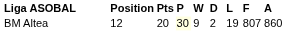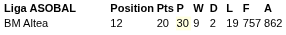(252, 23) 807 -> (252, 23) 757
(273, 23) 860 -> (273, 23) 862
